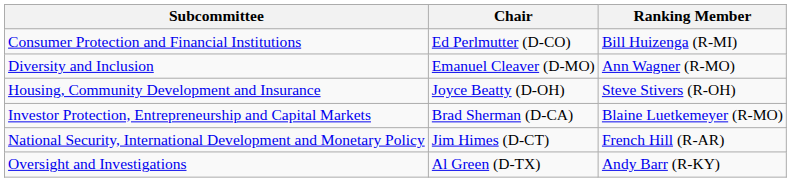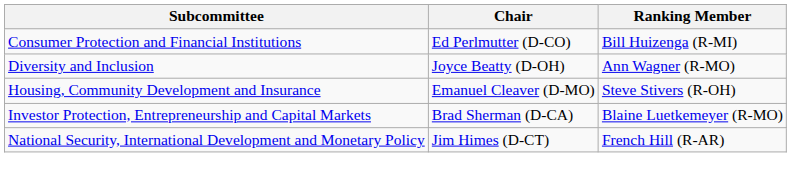(513, 66) Emanuel Cleaver (D-MO) -> (498, 66) Joyce Beatty (D-OH)
(498, 90) Joyce Beatty (D-OH) -> (513, 90) Emanuel Cleaver (D-MO)
- row: (97, 164)
